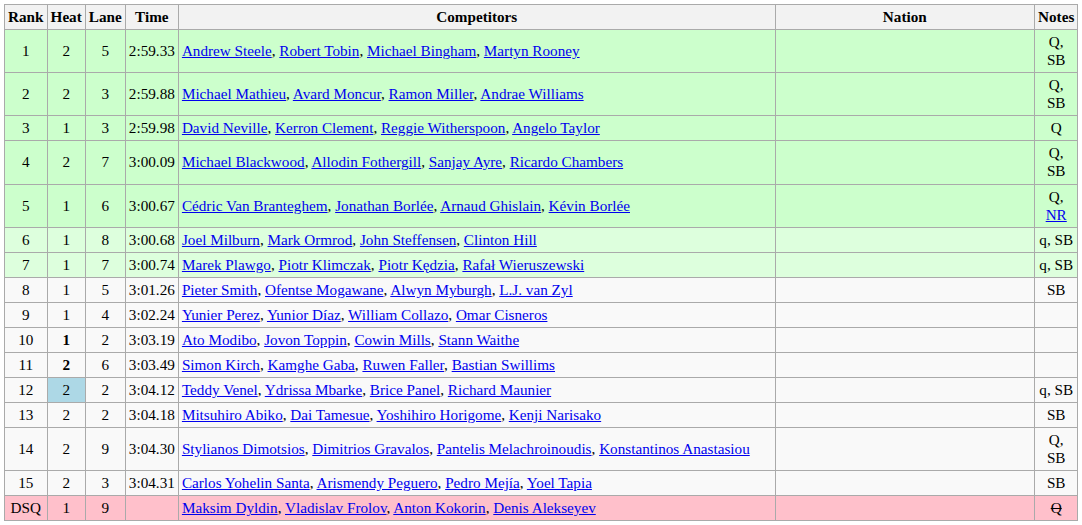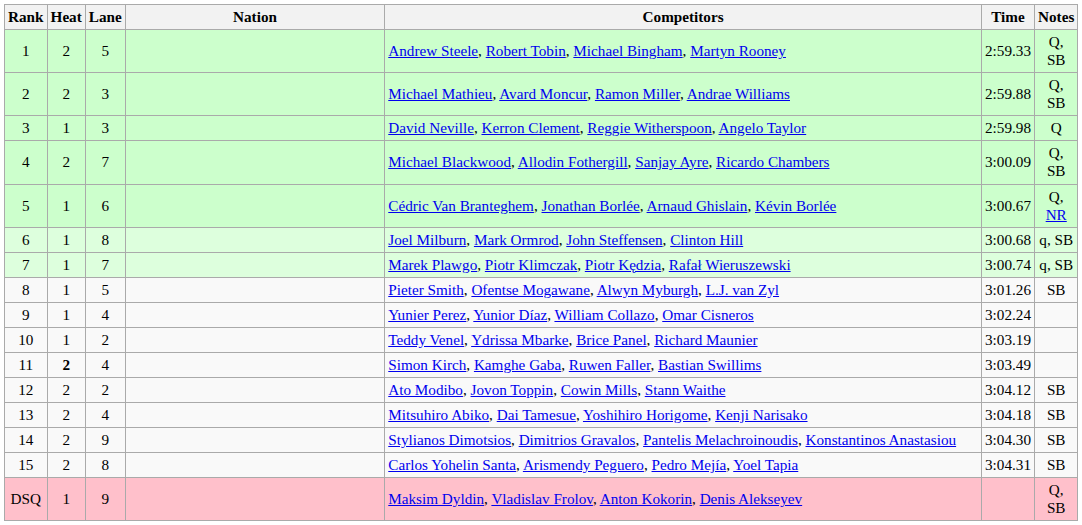columns swapped: (905, 17) <-> (152, 17)
(66, 339) bold -> (66, 339) normal
(351, 339) Ato Modibo, Jovon Toppin, Cowin Mills, Stann Waithe -> (573, 339) Teddy Venel, Ydrissa Mbarke, Brice Panel, Richard Maunier
(105, 364) 6 -> (105, 364) 4
(66, 389) lightblue background -> (66, 389) no background
(367, 389) Teddy Venel, Ydrissa Mbarke, Brice Panel, Richard Maunier -> (557, 389) Ato Modibo, Jovon Toppin, Cowin Mills, Stann Waithe
(1056, 389) q, SB -> (1056, 389) SB
(105, 415) 2 -> (105, 415) 4
(1056, 449) Q, SB -> (1056, 440) SB
(105, 483) 3 -> (105, 465) 8
(1056, 508) Q -> (1056, 499) Q, SB
